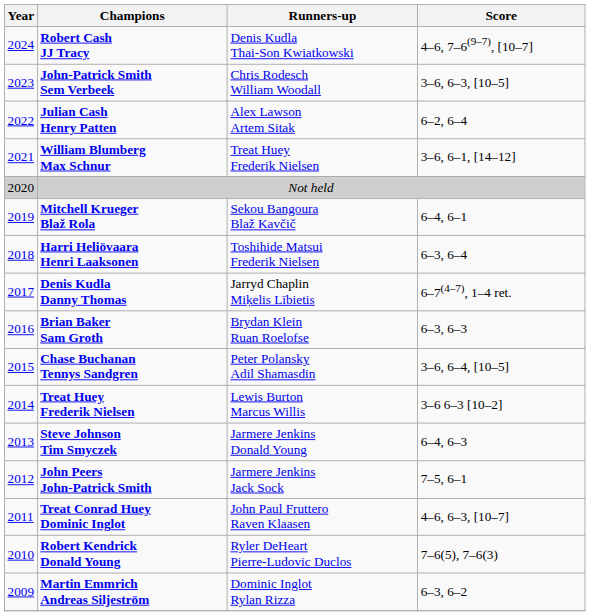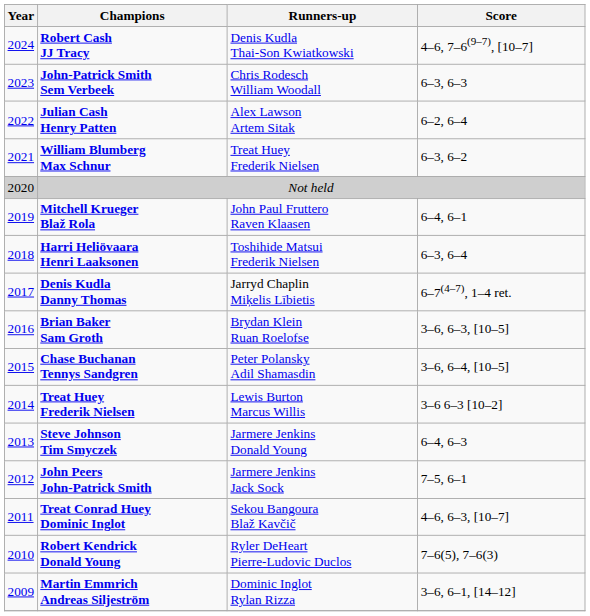(465, 82) 3–6, 6–3, [10–5] -> (444, 82) 6–3, 6–3
(468, 157) 3–6, 6–1, [14–12] -> (444, 157) 6–3, 6–2
(274, 217) Sekou Bangoura Blaž Kavčič -> (279, 217) John Paul Fruttero Raven Klaasen
(444, 329) 6–3, 6–3 -> (465, 329) 3–6, 6–3, [10–5]
(279, 517) John Paul Fruttero Raven Klaasen -> (274, 517) Sekou Bangoura Blaž Kavčič
(444, 592) 6–3, 6–2 -> (468, 592) 3–6, 6–1, [14–12]
